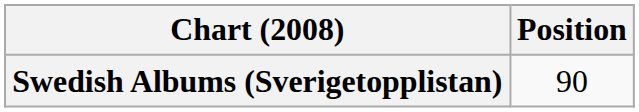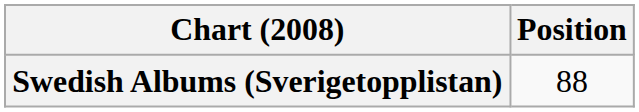(572, 80) 90 -> (572, 80) 88
